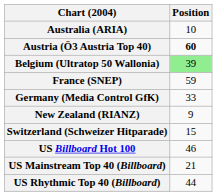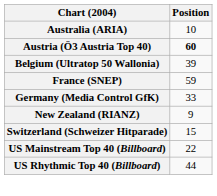(191, 64) lightgreen background -> (191, 64) no background
- row: (87, 149)
(191, 166) 21 -> (191, 149) 22
